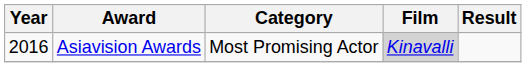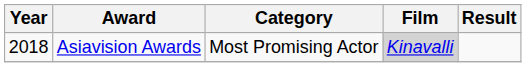(29, 47) 2016 -> (29, 47) 2018
